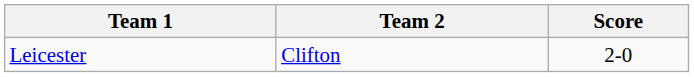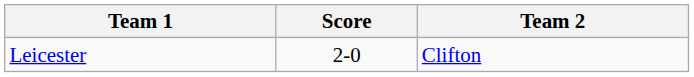columns swapped: (412, 21) <-> (618, 21)
